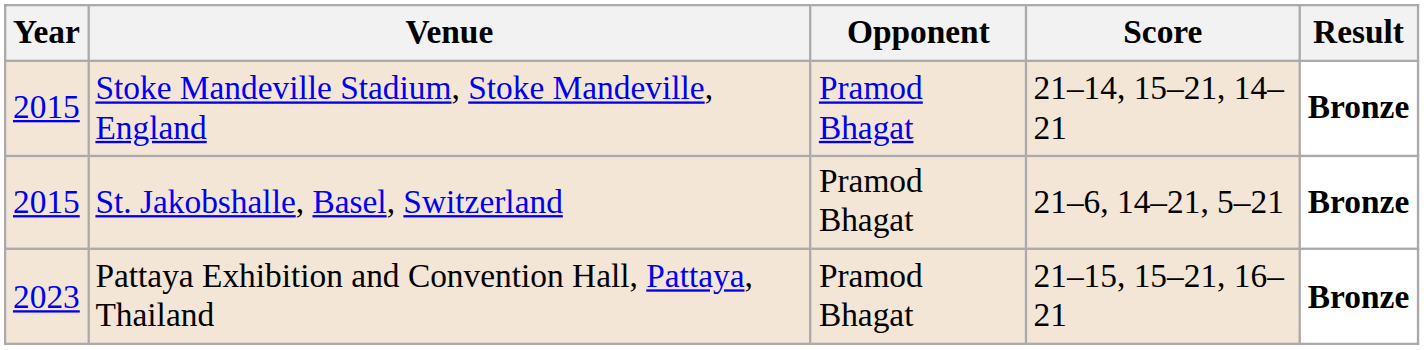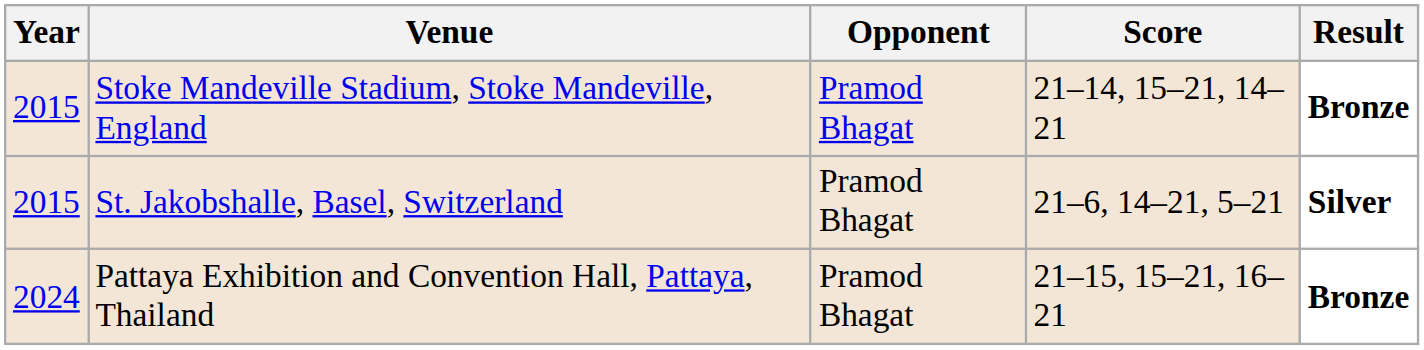(1359, 201) Bronze -> (1350, 201) Silver
(46, 296) 2023 -> (46, 296) 2024
